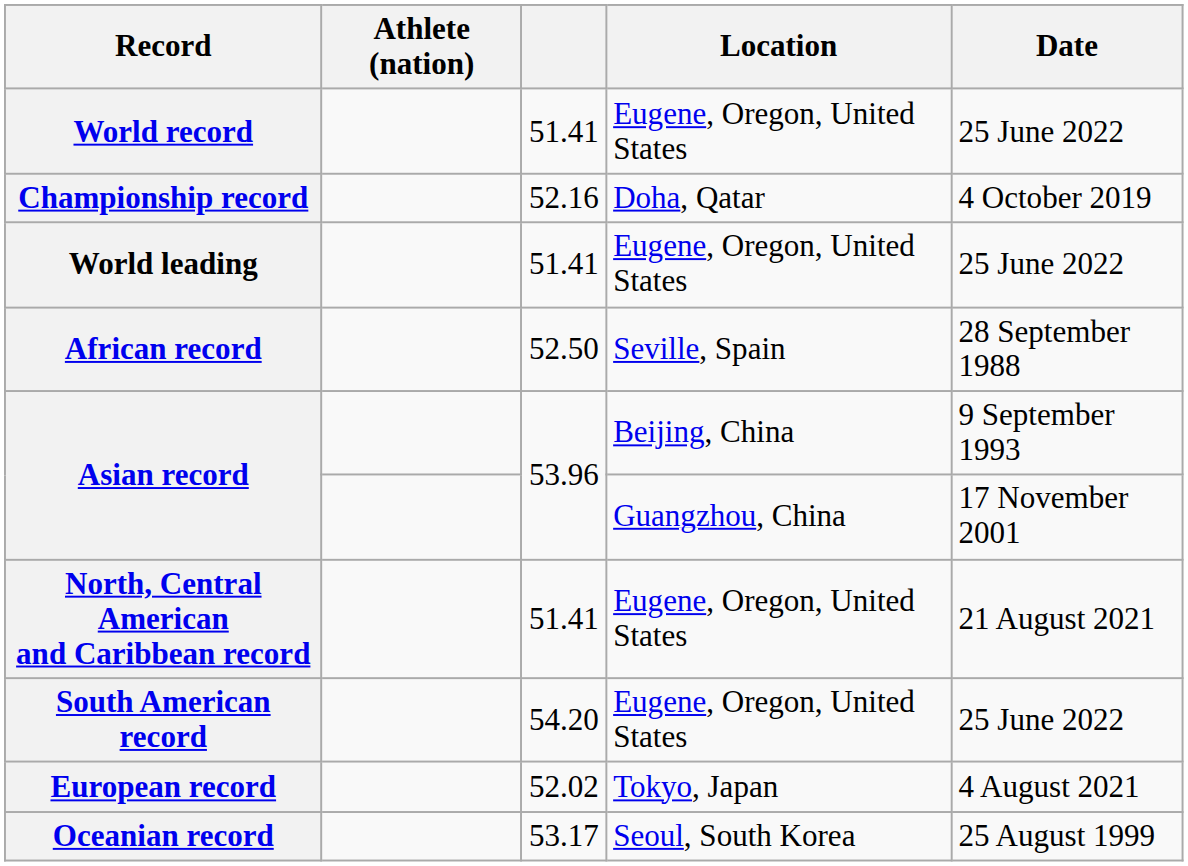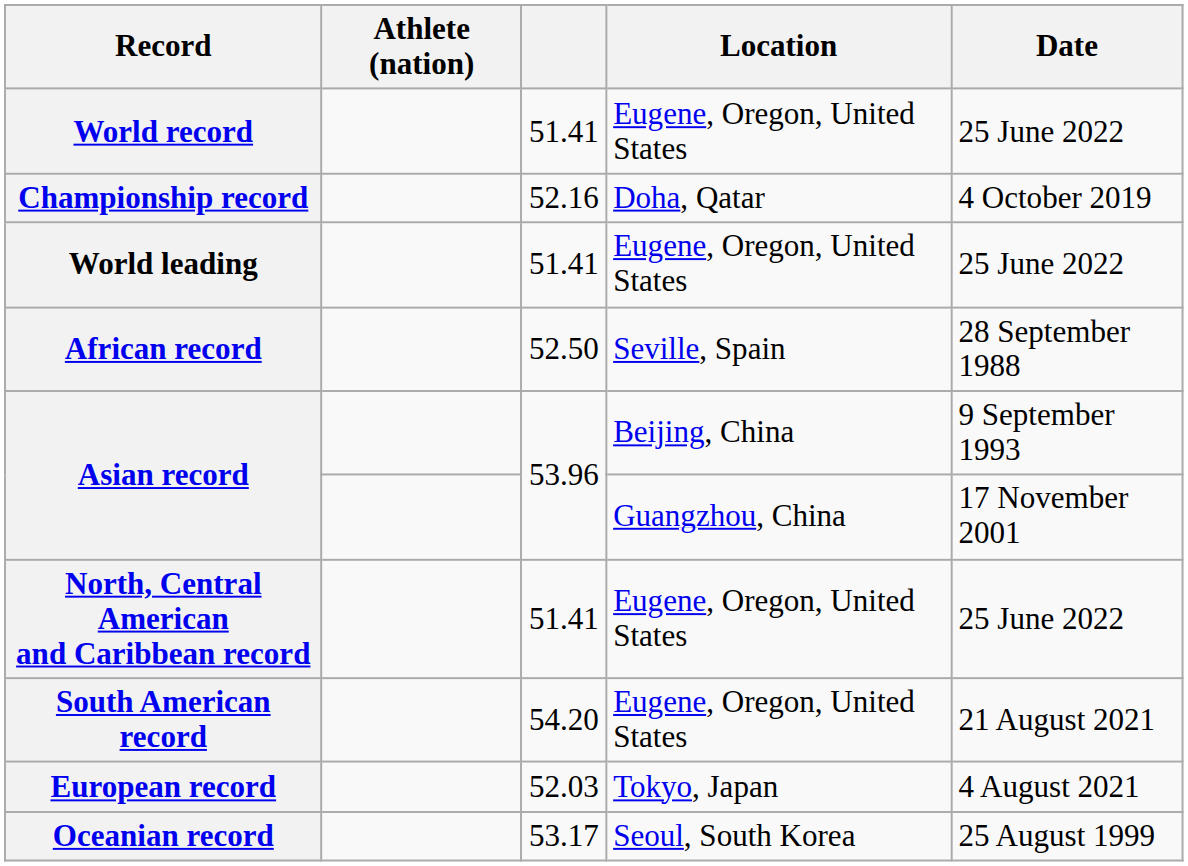(1057, 618) 21 August 2021 -> (1041, 618) 25 June 2022
(1041, 719) 25 June 2022 -> (1057, 719) 21 August 2021
(564, 786) 52.02 -> (564, 786) 52.03
